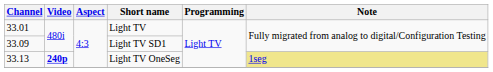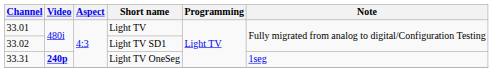(18, 43) 33.09 -> (18, 43) 33.02
(18, 59) 33.13 -> (18, 59) 33.31
(258, 59) khaki background -> (258, 59) no background
